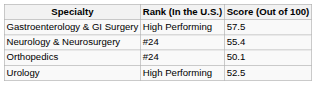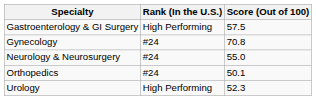+ row: (32, 42)
(236, 42) 55.4 -> (236, 57) 55.0
(236, 73) 52.5 -> (236, 88) 52.3
